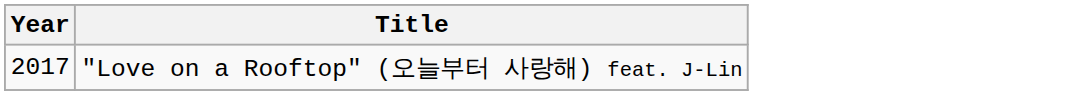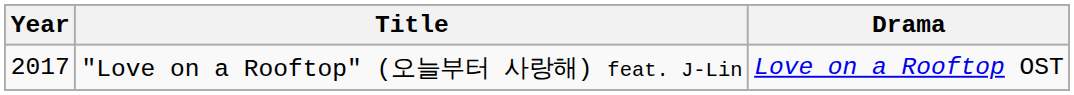+ column: (909, 25)
